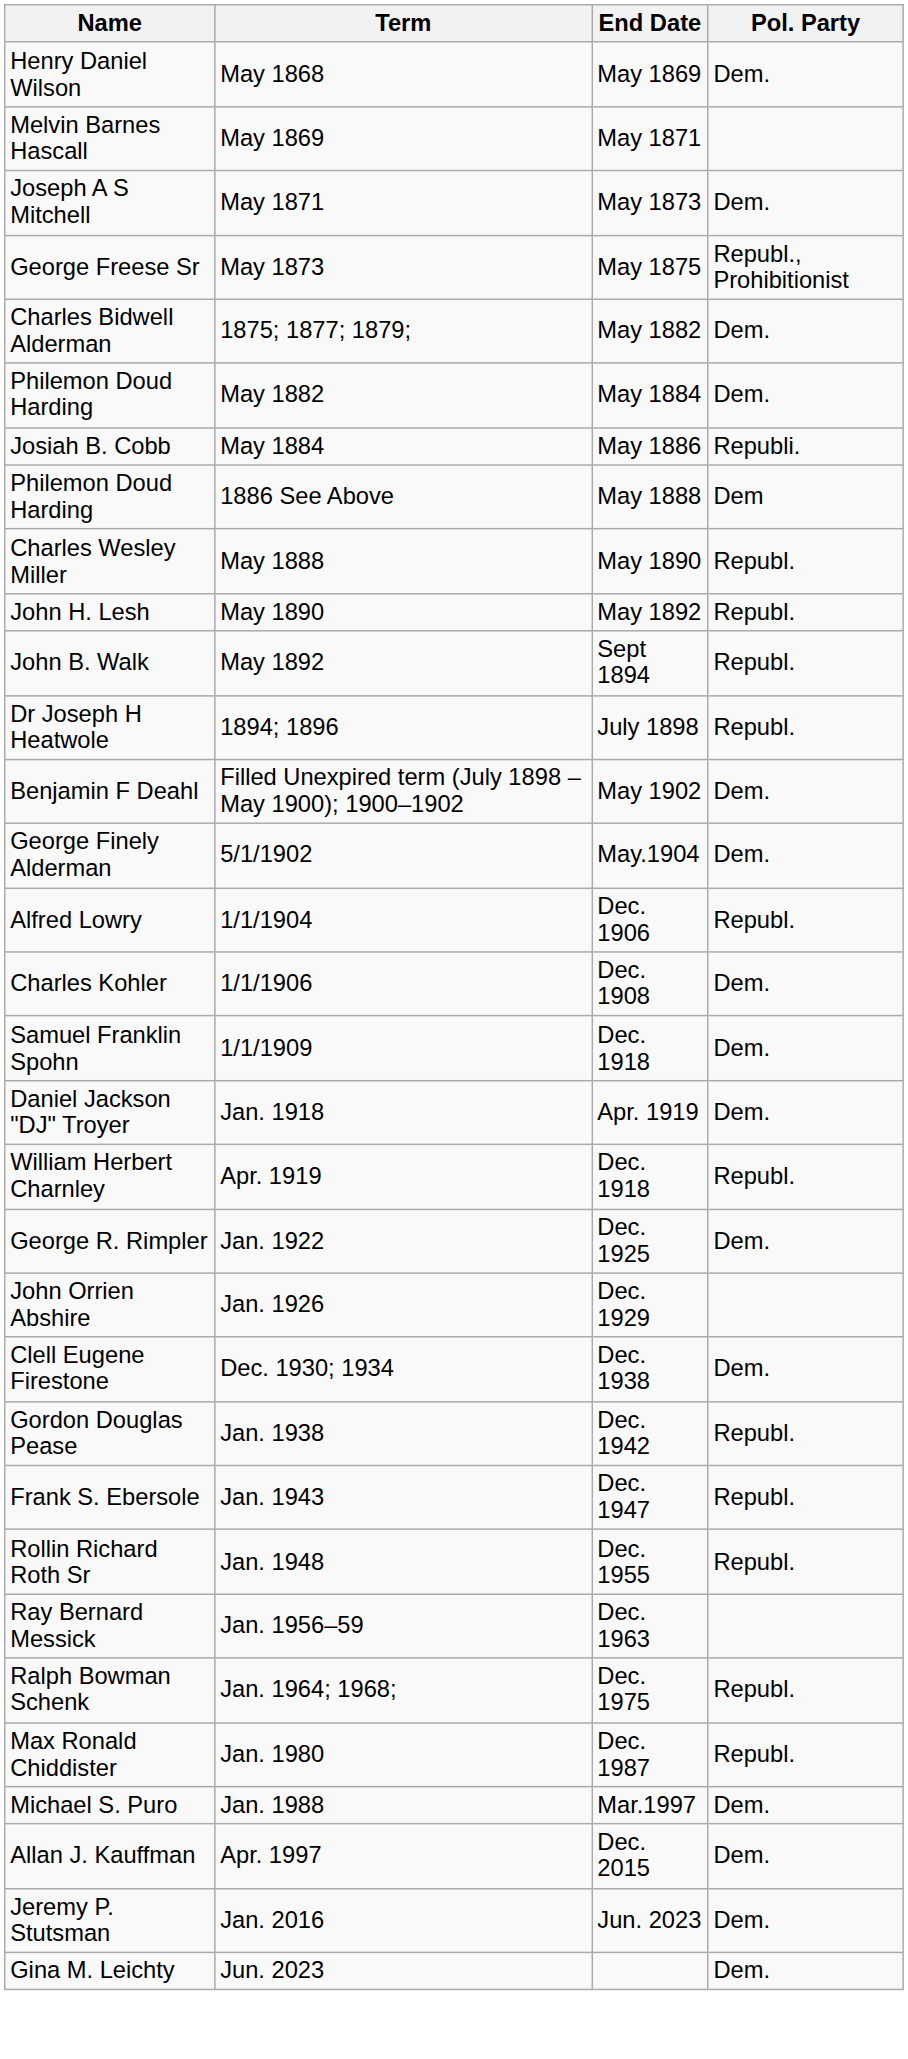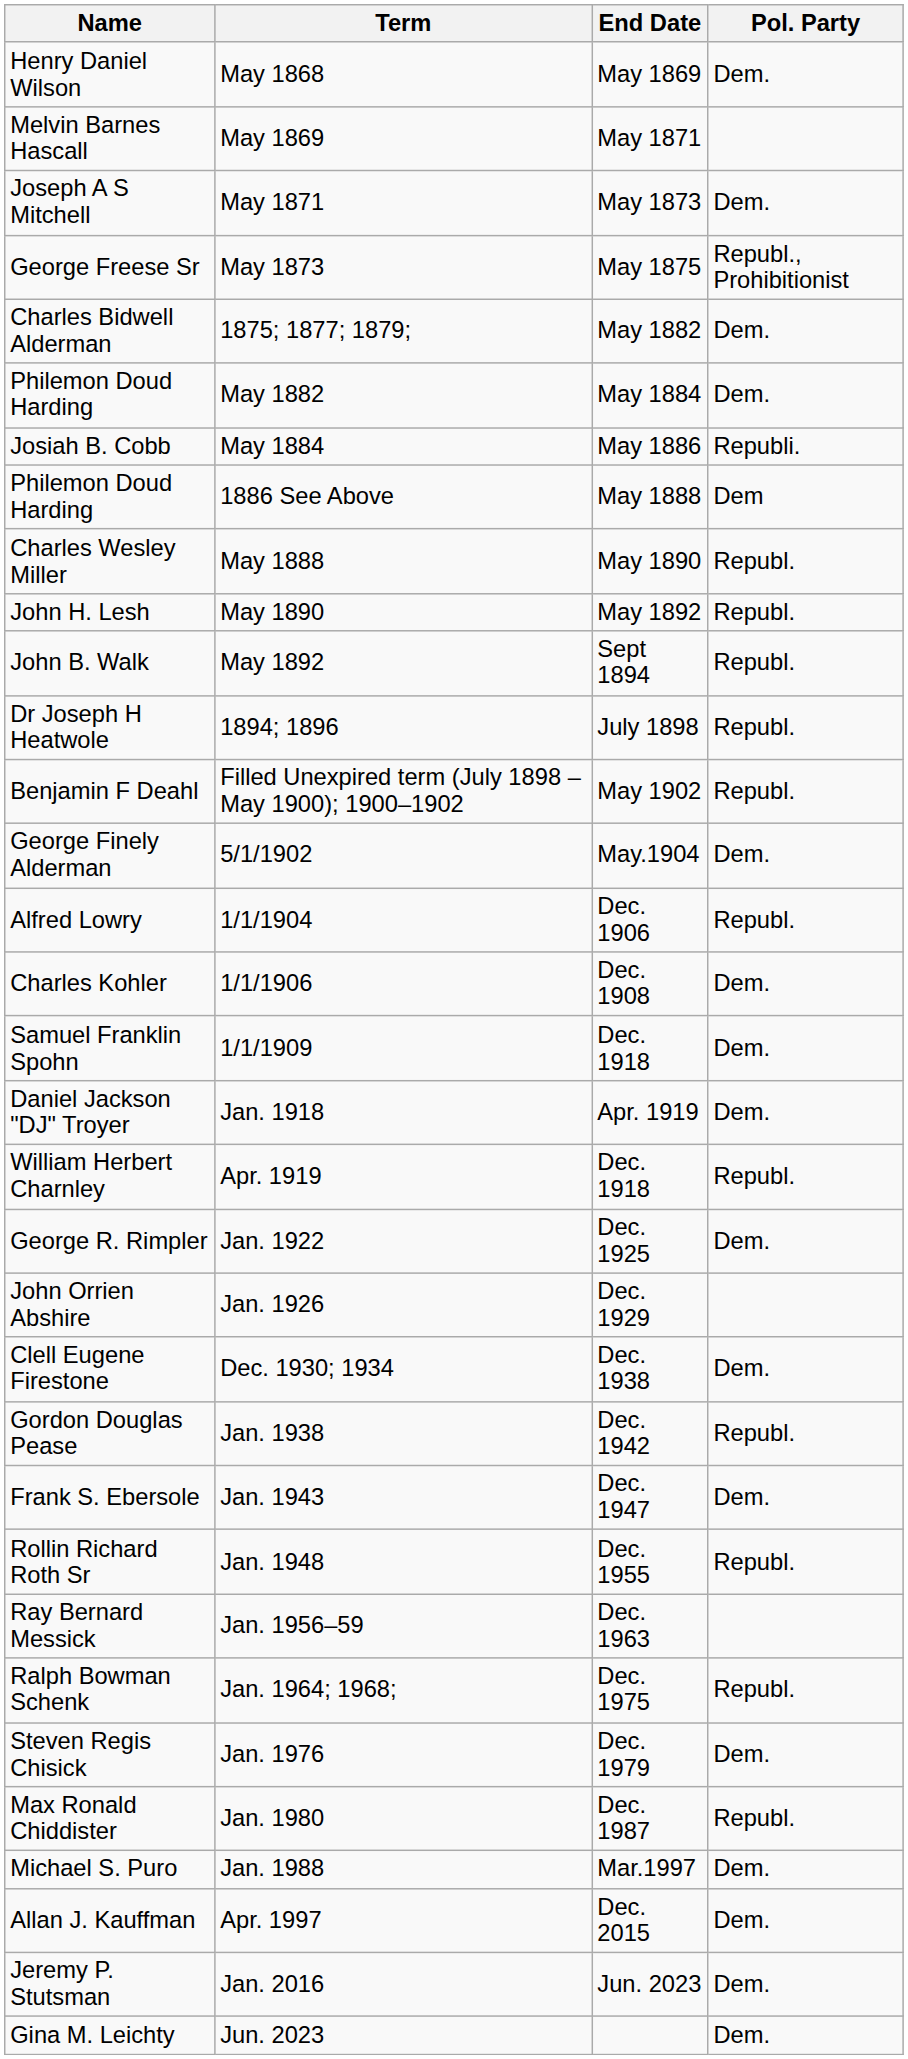(742, 791) Dem. -> (754, 791) Republ.
(754, 1497) Republ. -> (742, 1497) Dem.
+ row: (272, 1754)
